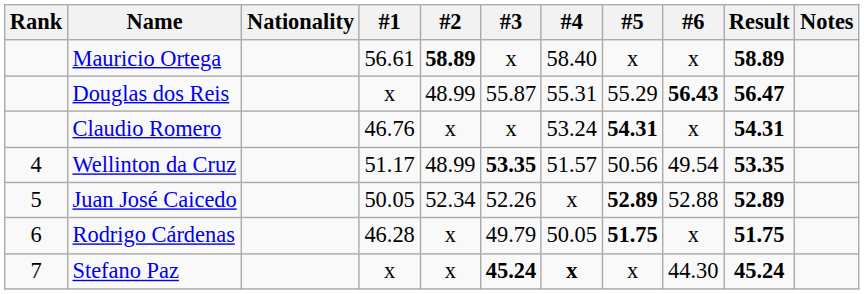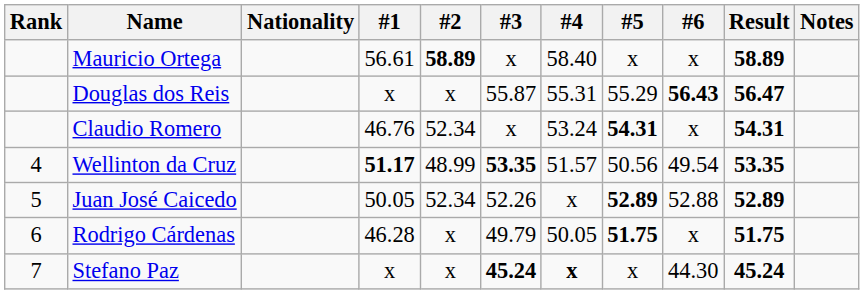(450, 93) 48.99 -> (450, 93) x
(450, 128) x -> (450, 128) 52.34
(390, 164) normal -> (390, 164) bold
